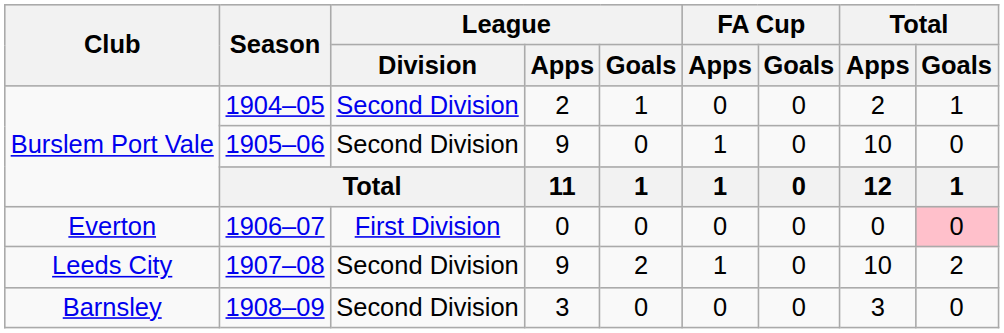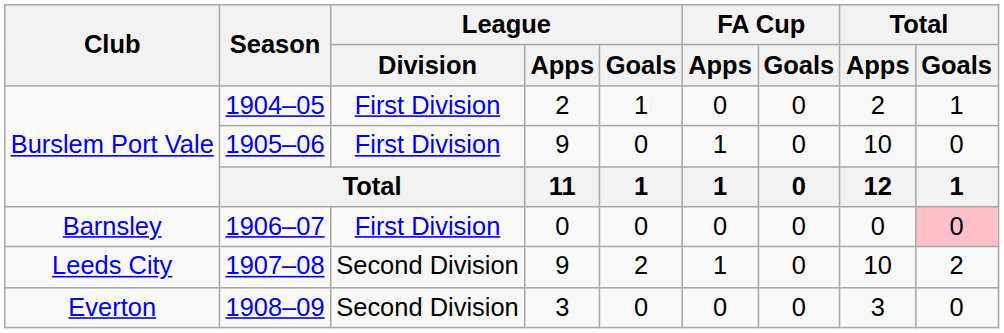(427, 105) Second Division -> (427, 105) First Division
(427, 145) Second Division -> (427, 145) First Division
(112, 226) Everton -> (112, 226) Barnsley
(112, 307) Barnsley -> (112, 307) Everton
